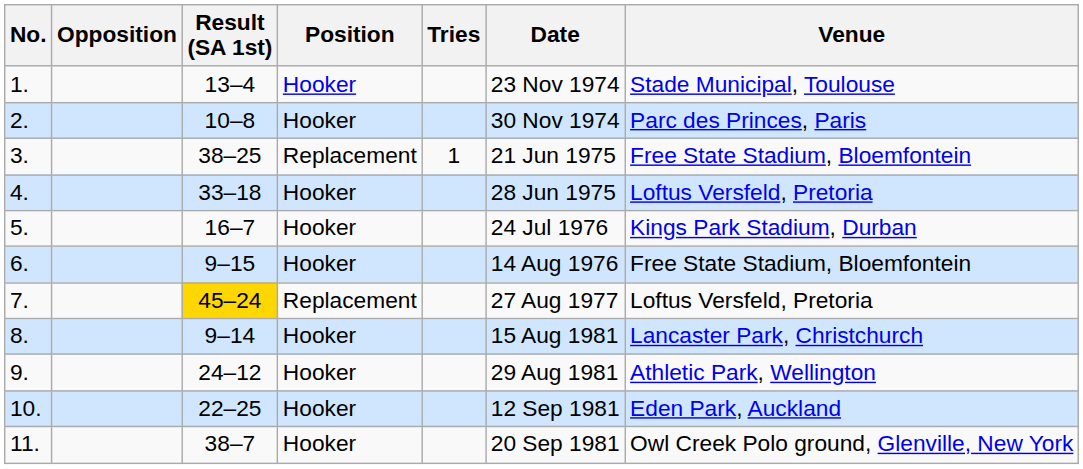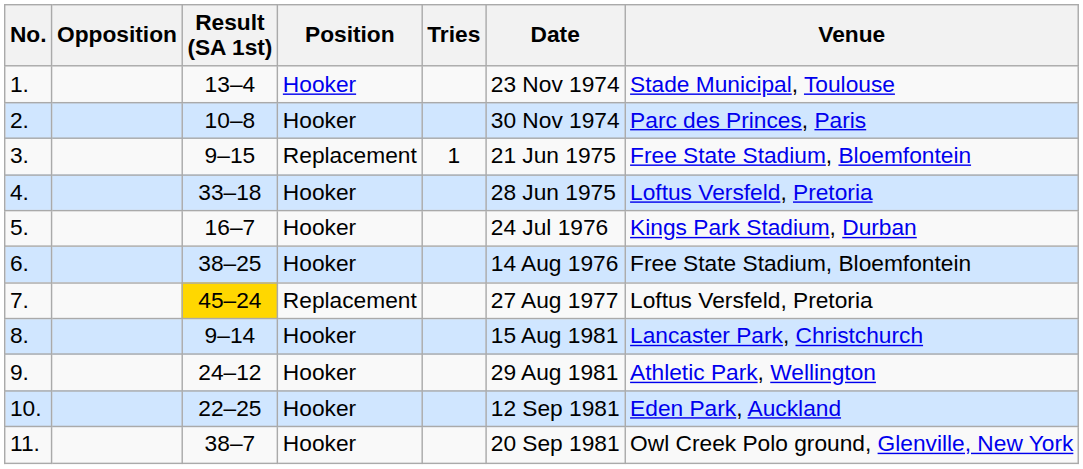(230, 156) 38–25 -> (230, 156) 9–15
(230, 264) 9–15 -> (230, 264) 38–25
